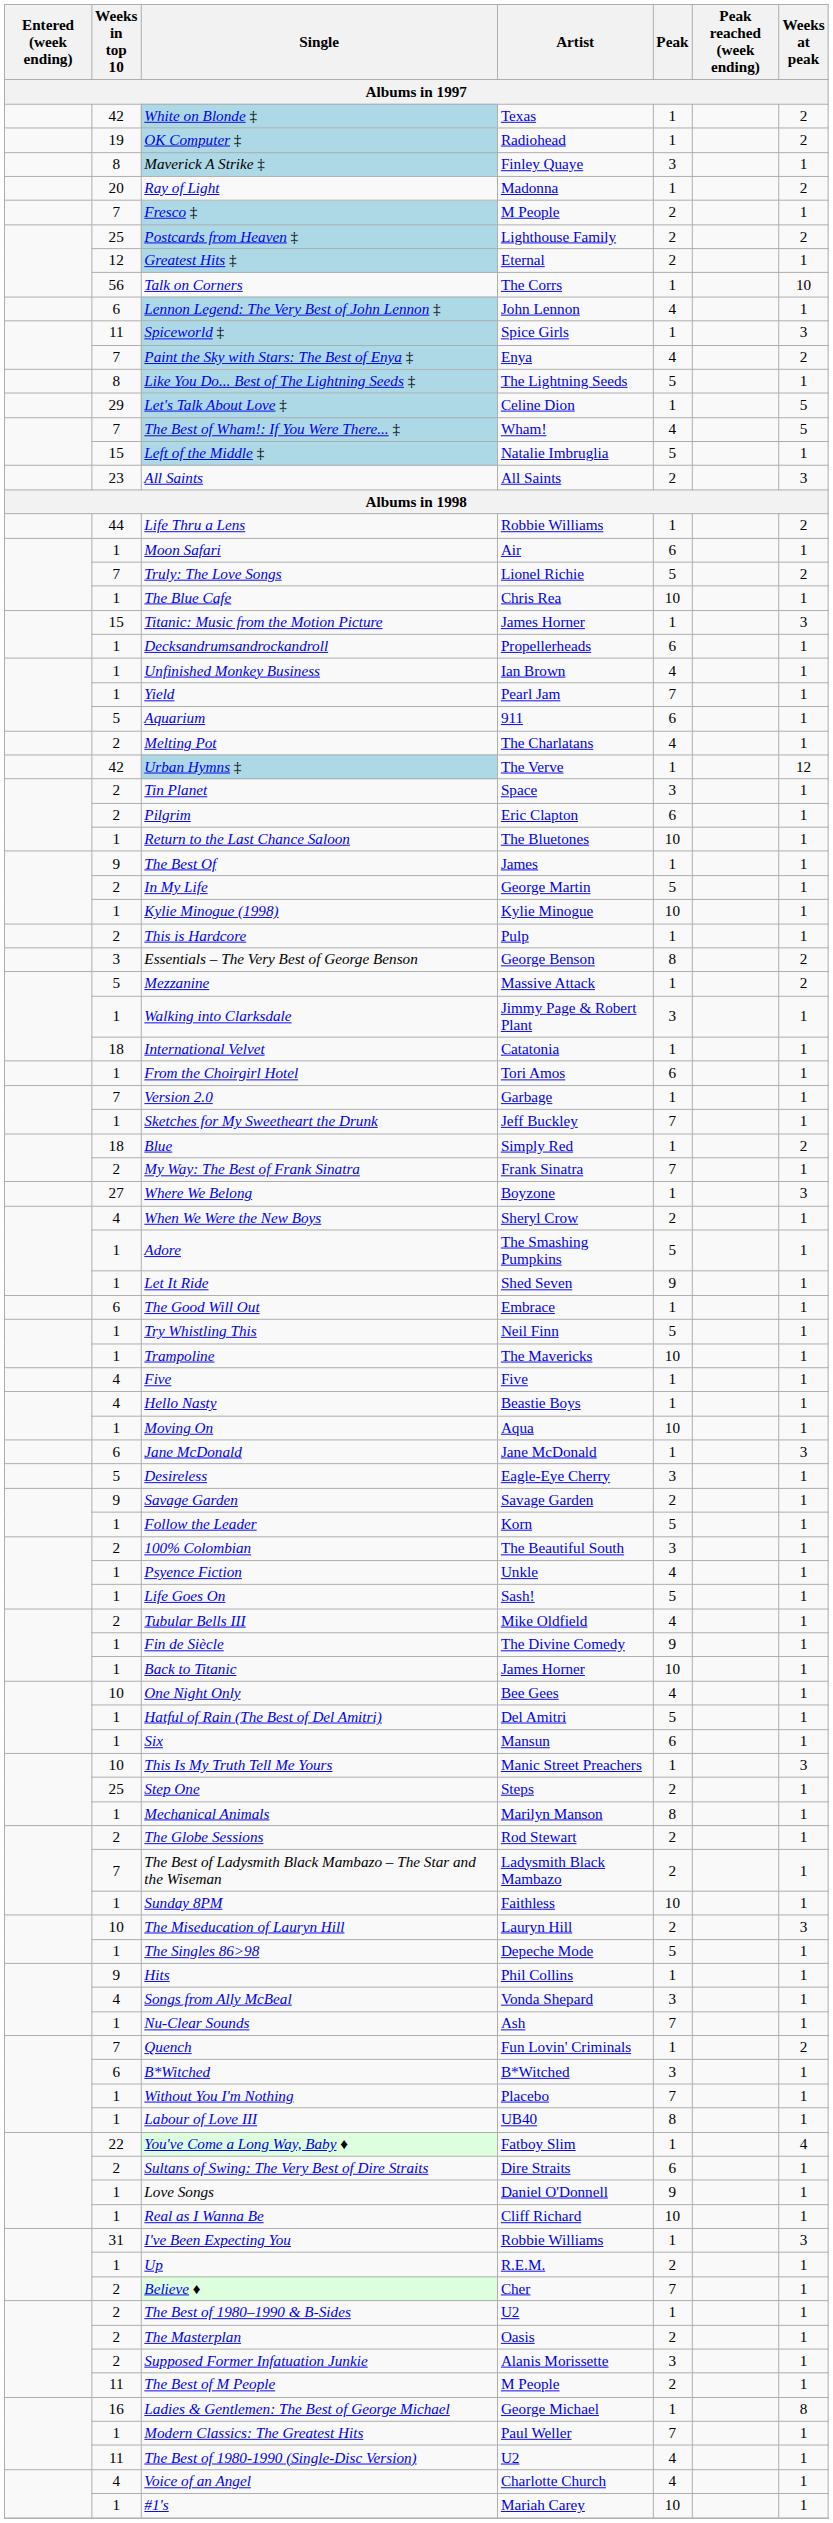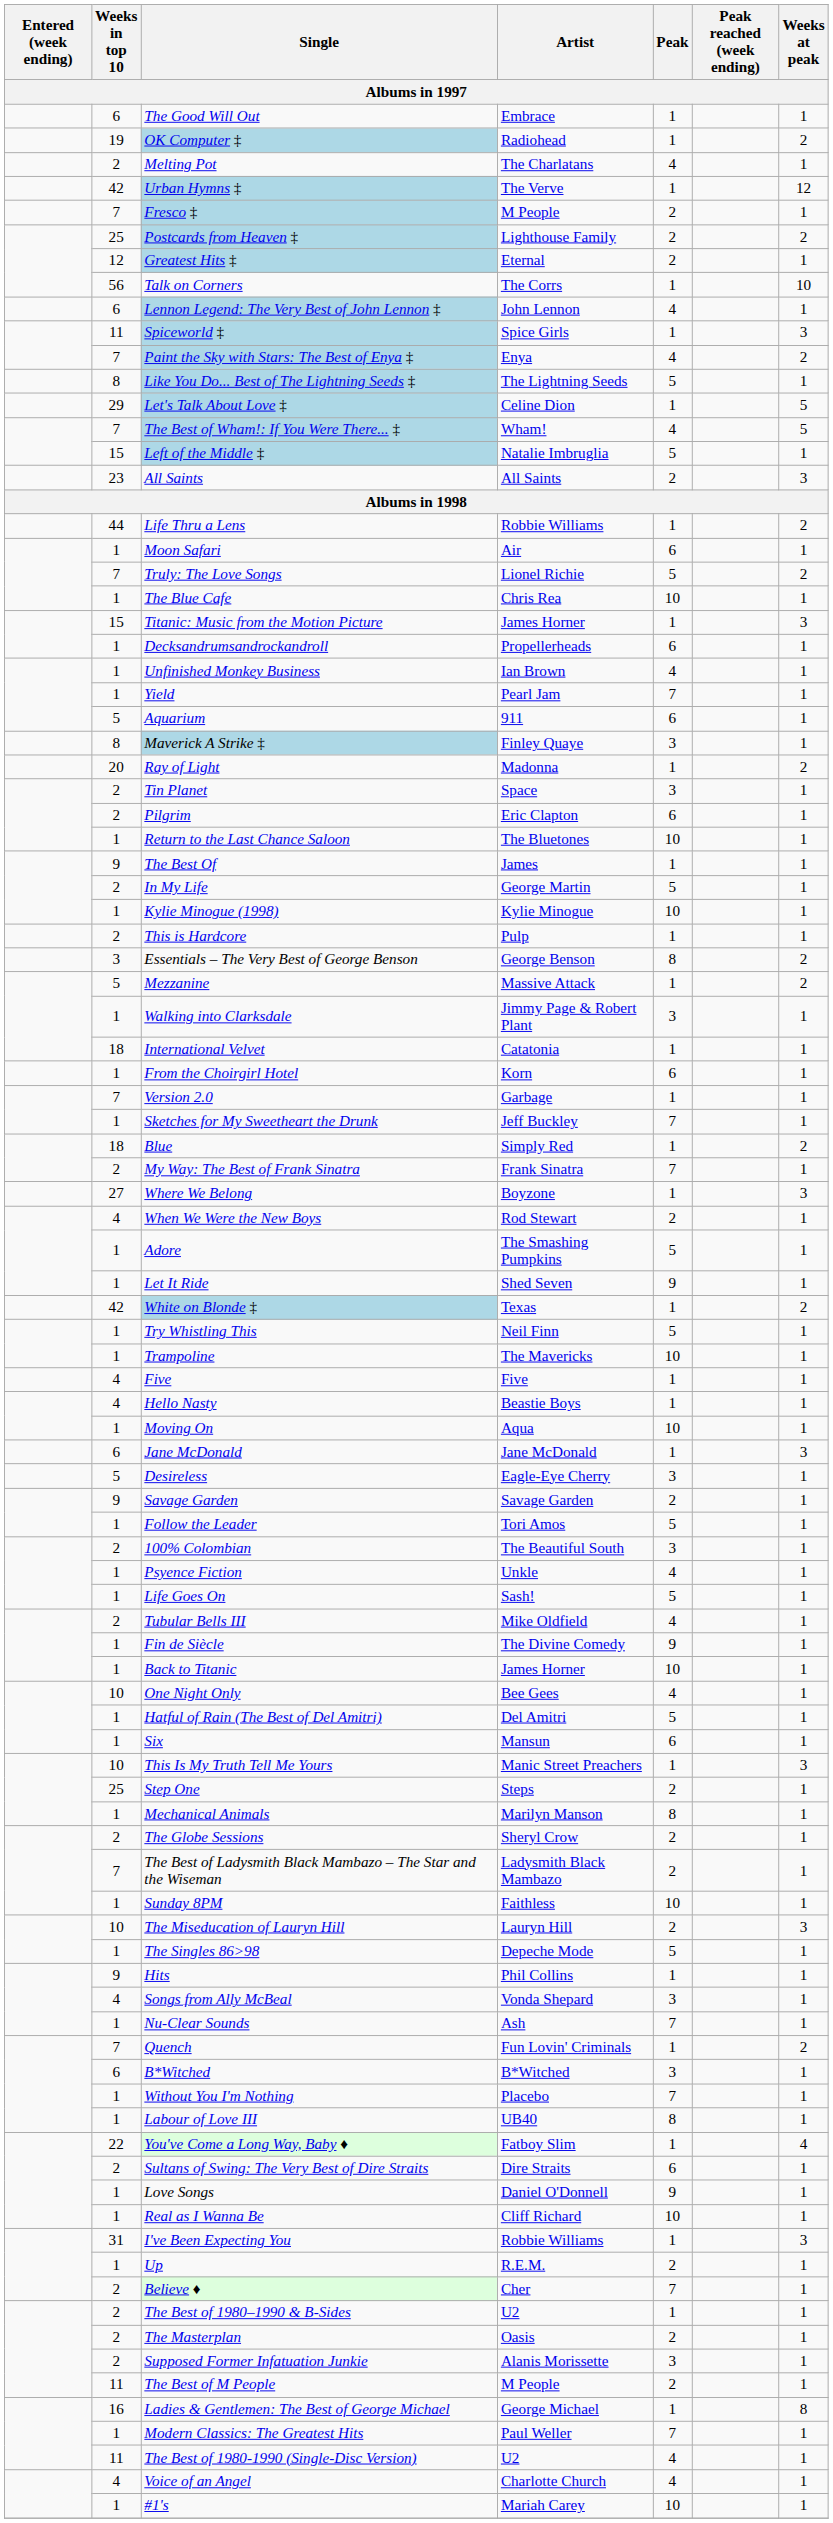rows swapped: (201, 116) <-> (202, 1307)
rows swapped: (205, 164) <-> (180, 742)
rows swapped: (193, 766) <-> (182, 188)
(533, 1073) Tori Amos -> (517, 1073) Korn
(540, 1217) Sheryl Crow -> (539, 1217) Rod Stewart
(517, 1524) Korn -> (533, 1524) Tori Amos
(539, 1837) Rod Stewart -> (540, 1837) Sheryl Crow
